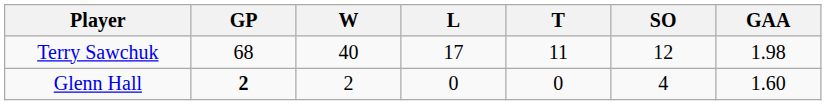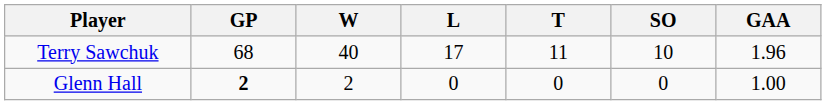(663, 52) 12 -> (663, 52) 10
(768, 52) 1.98 -> (768, 52) 1.96
(663, 83) 4 -> (663, 83) 0
(768, 83) 1.60 -> (768, 83) 1.00
